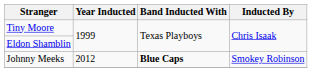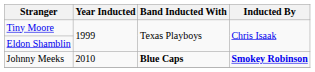(85, 59) 2012 -> (85, 59) 2010
(268, 59) normal -> (270, 59) bold
